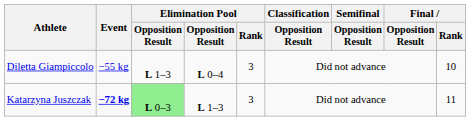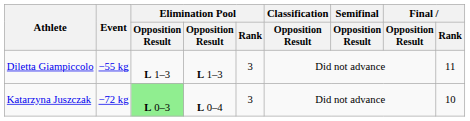(210, 75) L 0–4 -> (210, 75) L 1–3
(451, 67) 10 -> (450, 67) 11
(114, 100) bold -> (113, 100) normal
(210, 108) L 1–3 -> (210, 108) L 0–4
(451, 100) 11 -> (450, 100) 10
